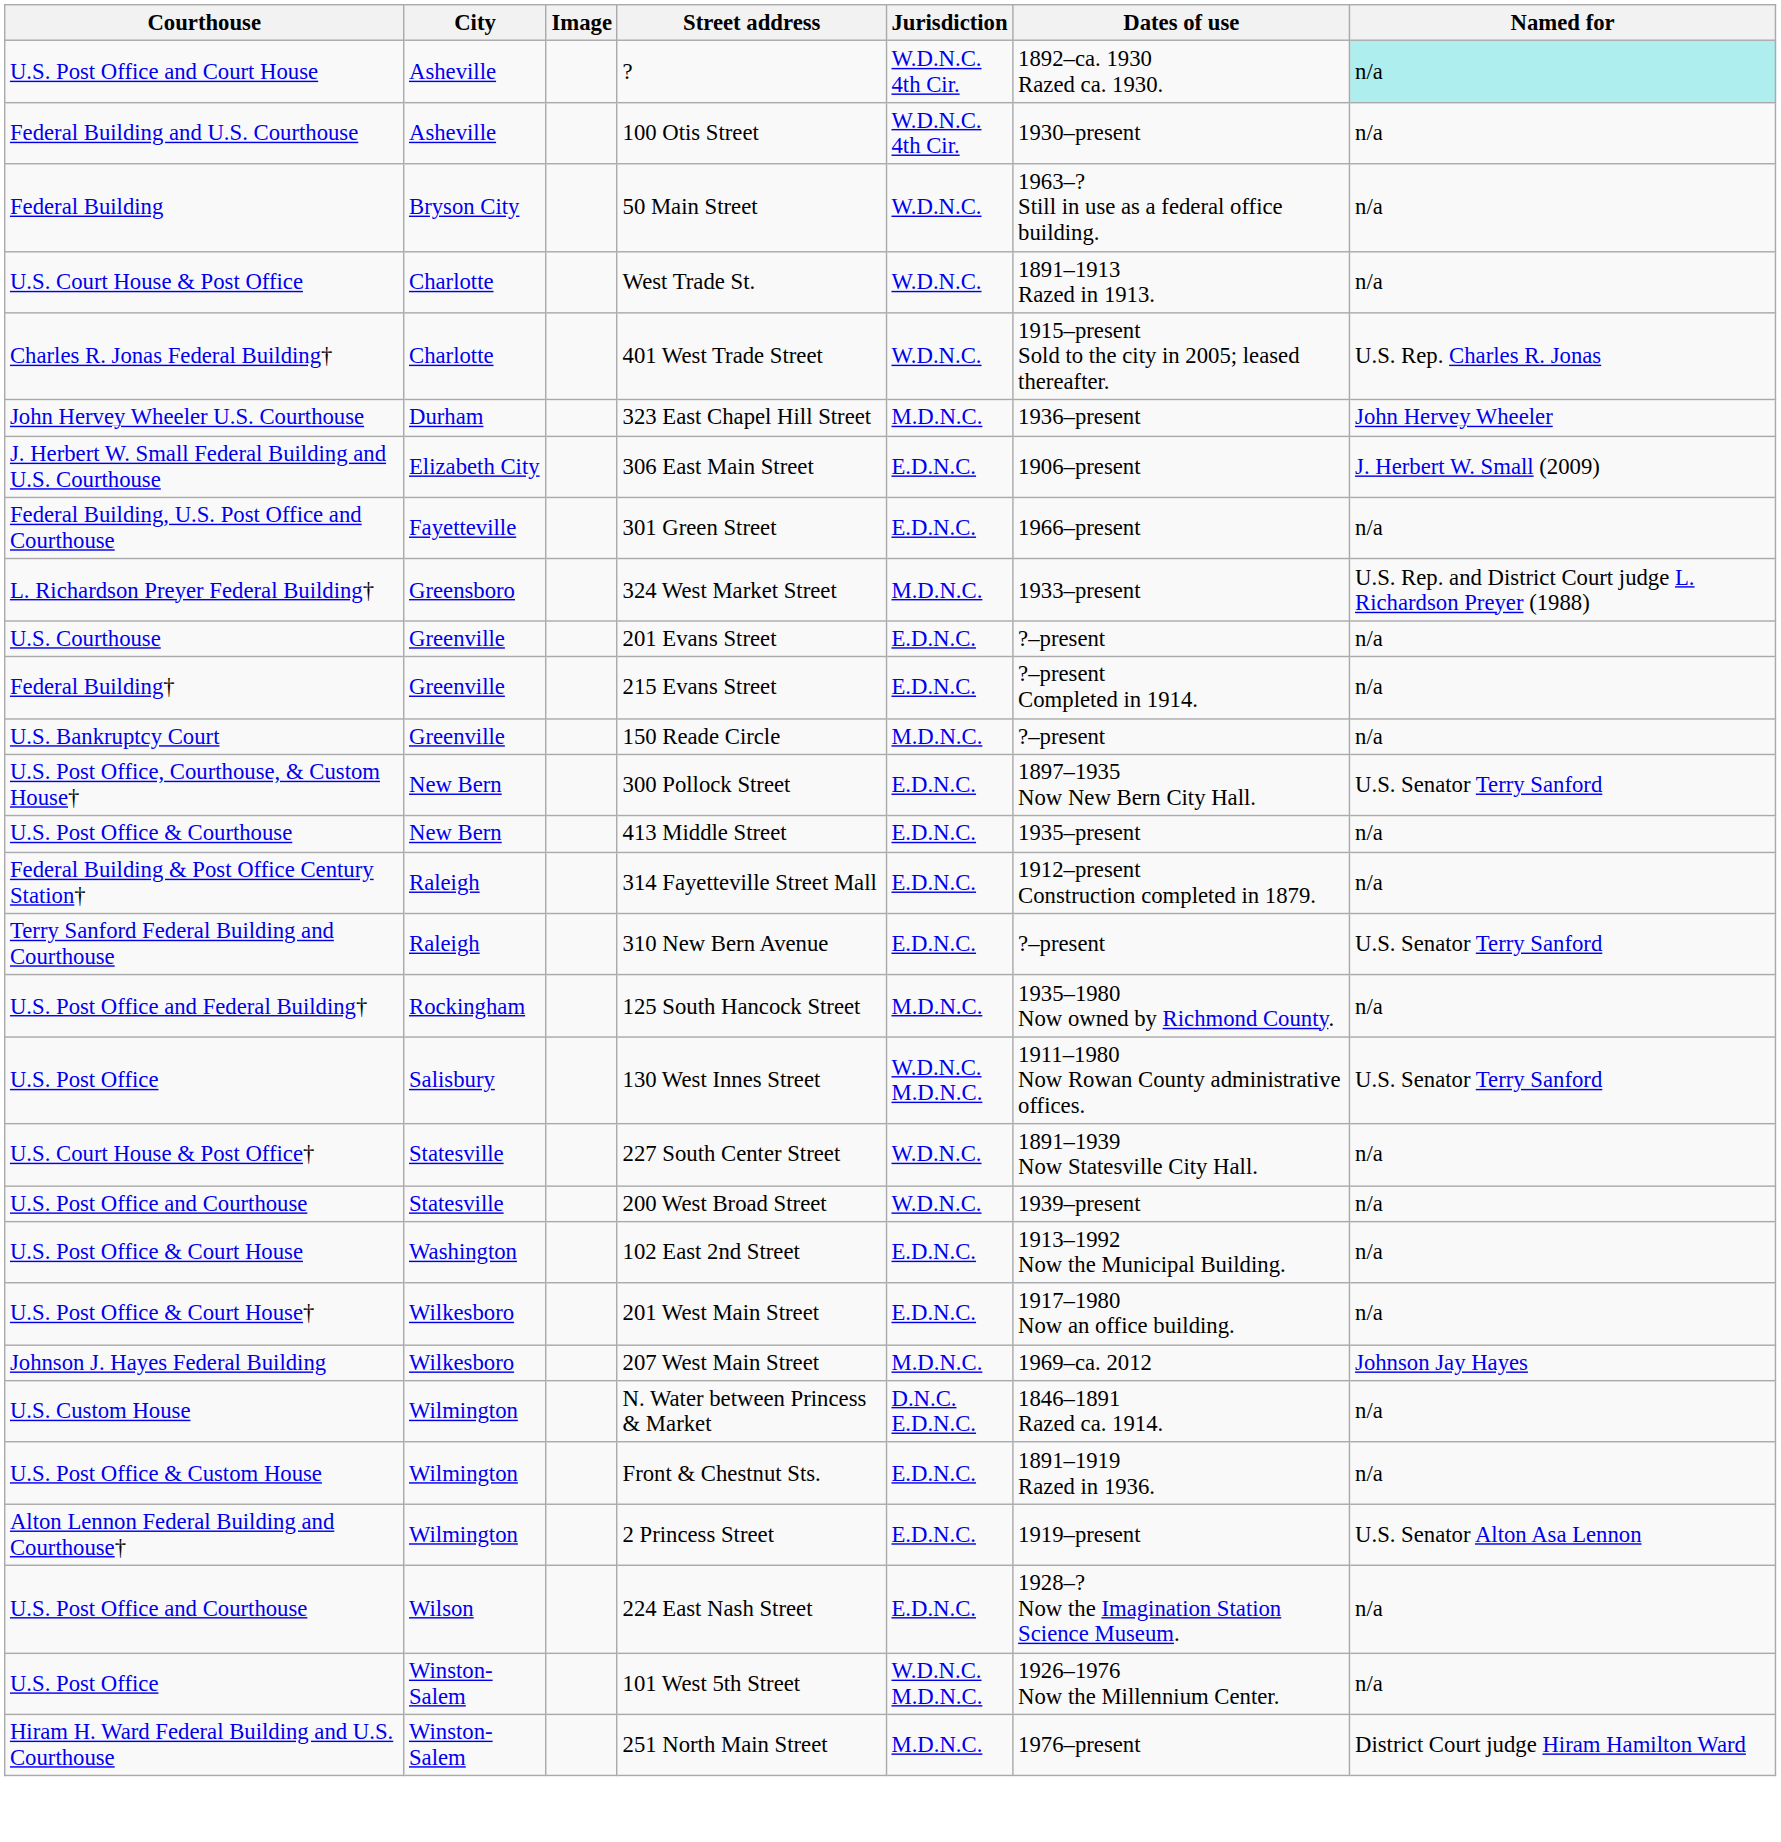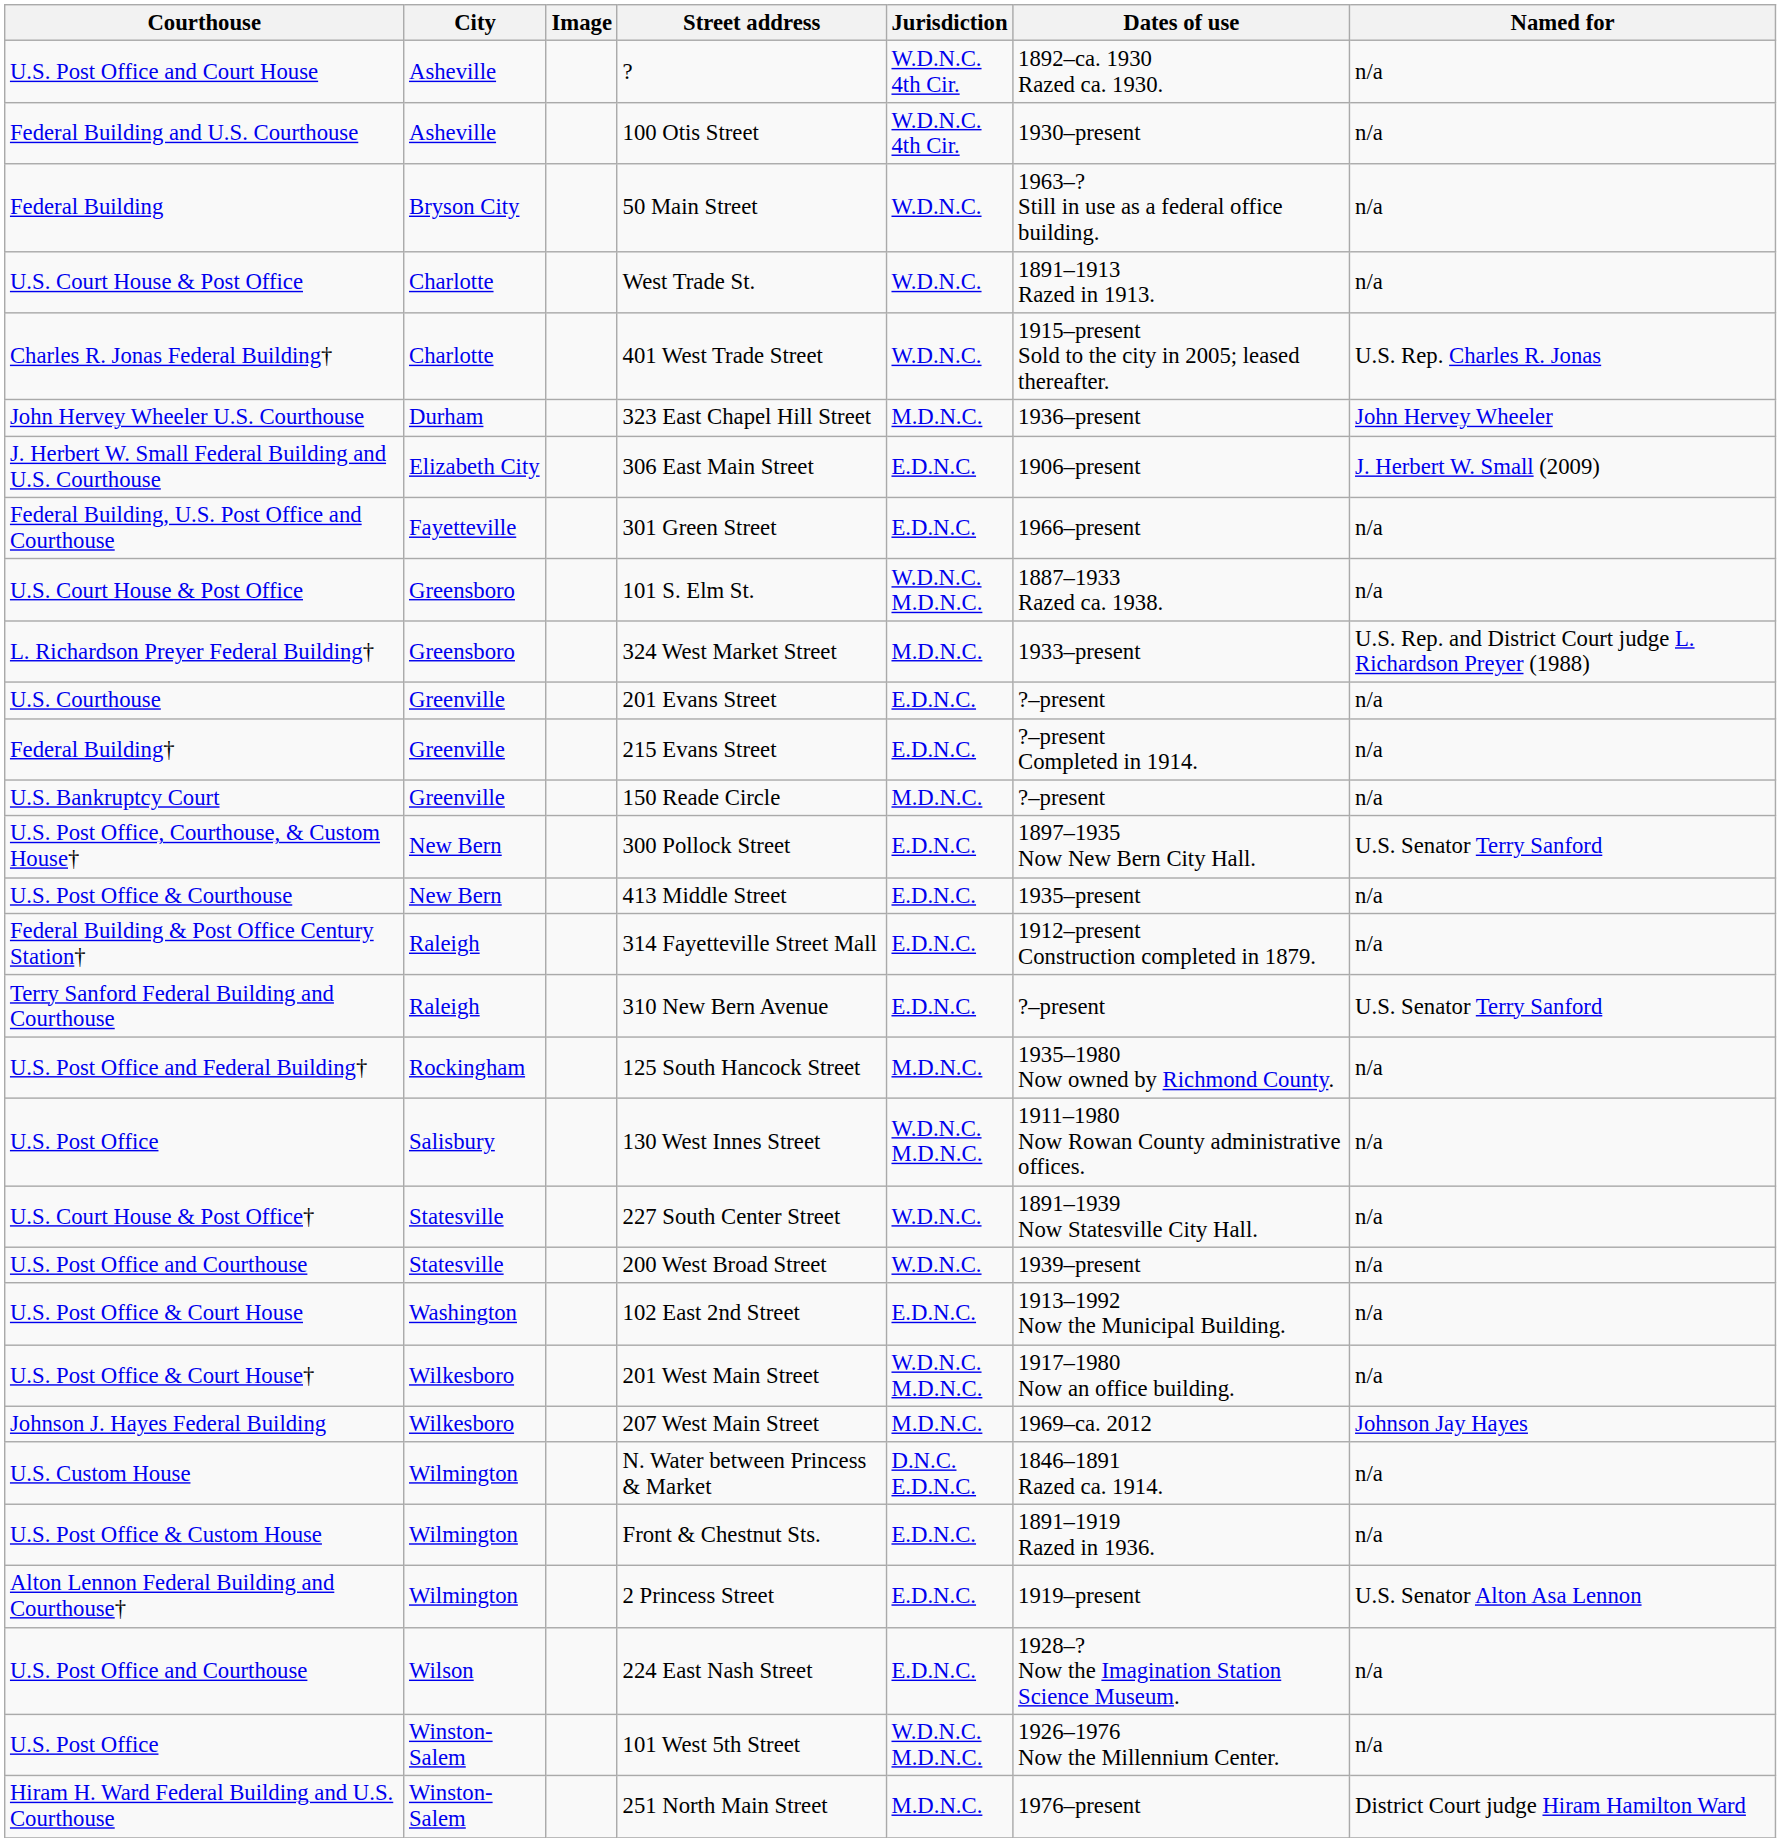(1369, 71) paleturquoise background -> (1369, 71) no background
+ row: (688, 589)
(1479, 1080) U.S. Senator Terry Sanford -> (1369, 1141) n/a
(934, 1313) E.D.N.C. -> (937, 1375) W.D.N.C. M.D.N.C.
